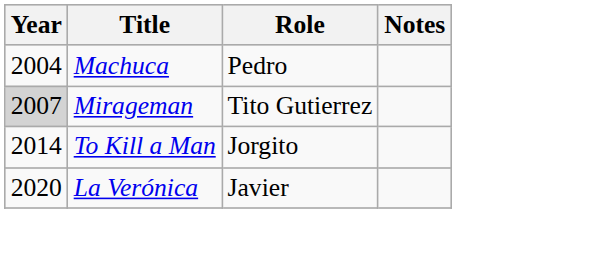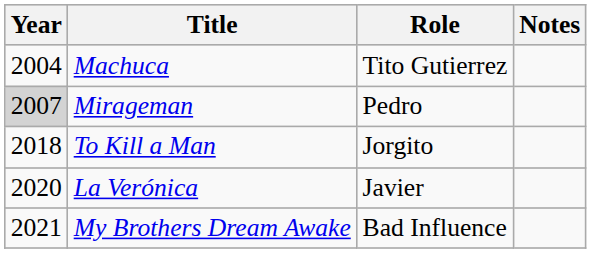(257, 65) Pedro -> (435, 65) Tito Gutierrez
(300, 106) Tito Gutierrez -> (392, 106) Pedro
(36, 146) 2014 -> (36, 146) 2018
+ row: (212, 227)
